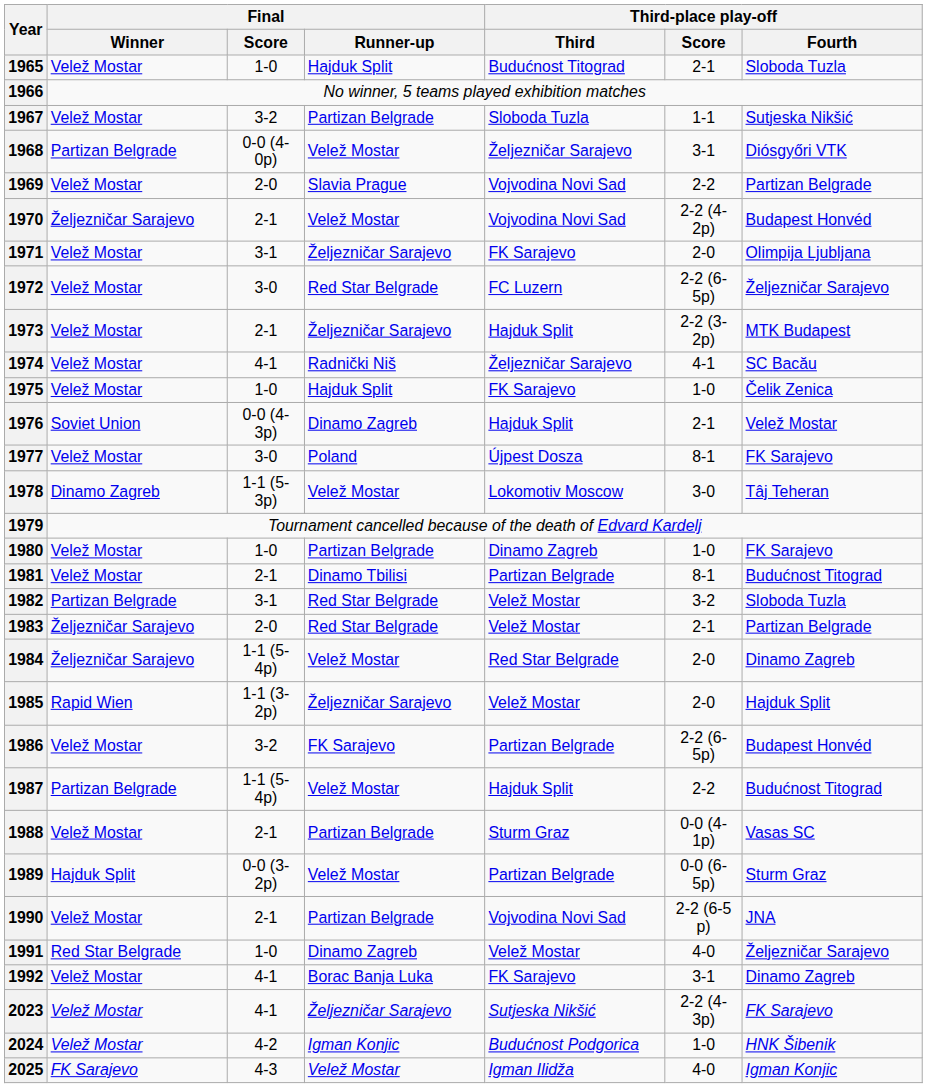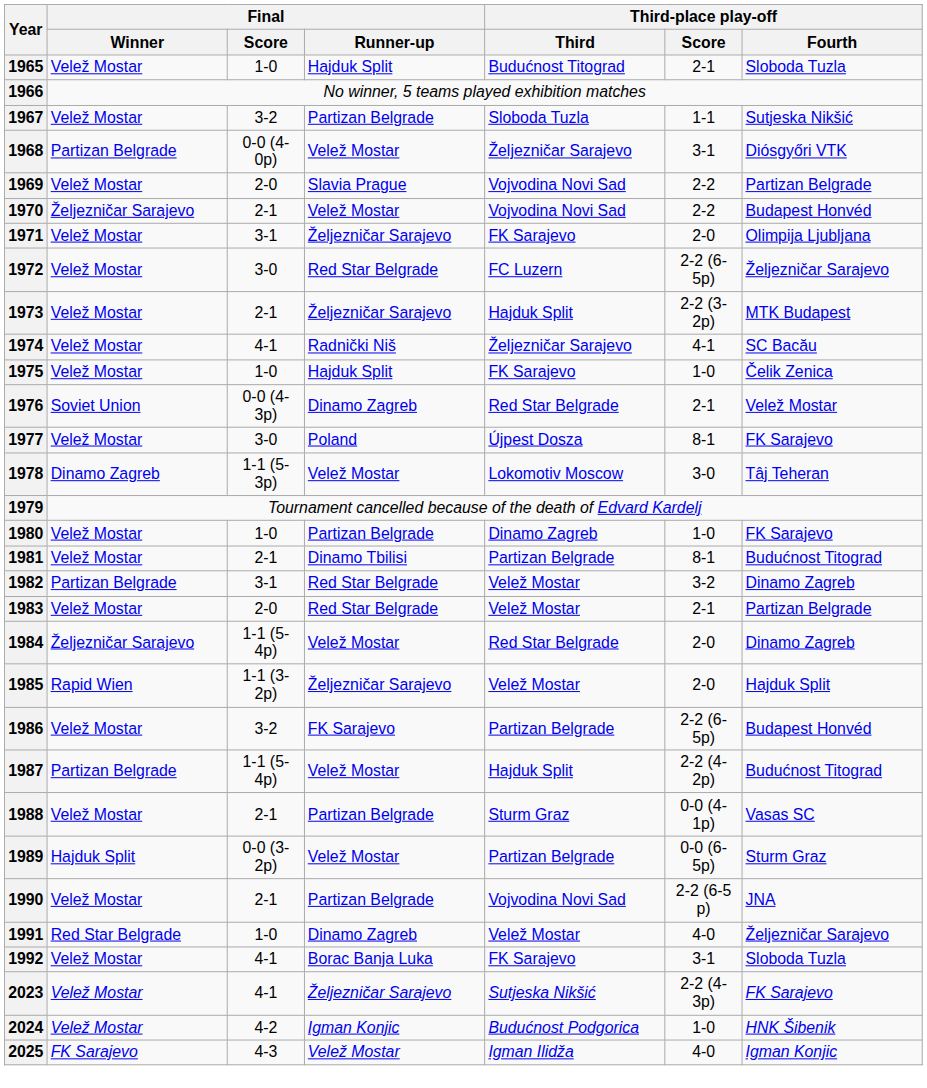(704, 219) 2-2 (4-2p) -> (704, 210) 2-2
(531, 423) Hajduk Split -> (554, 406) Red Star Belgrade
(796, 601) Sloboda Tuzla -> (800, 583) Dinamo Zagreb
(122, 626) Željezničar Sarajevo -> (96, 608) Velež Mostar
(704, 789) 2-2 -> (704, 771) 2-2 (4-2p)
(800, 977) Dinamo Zagreb -> (796, 959) Sloboda Tuzla
